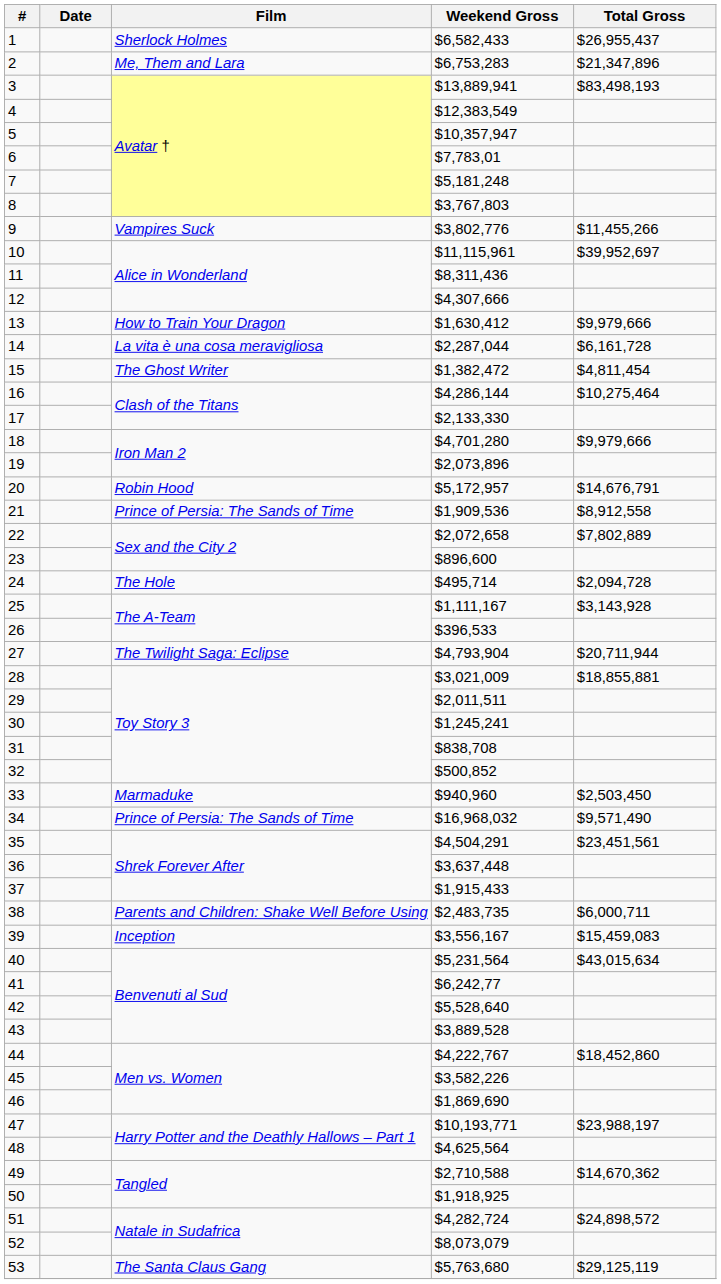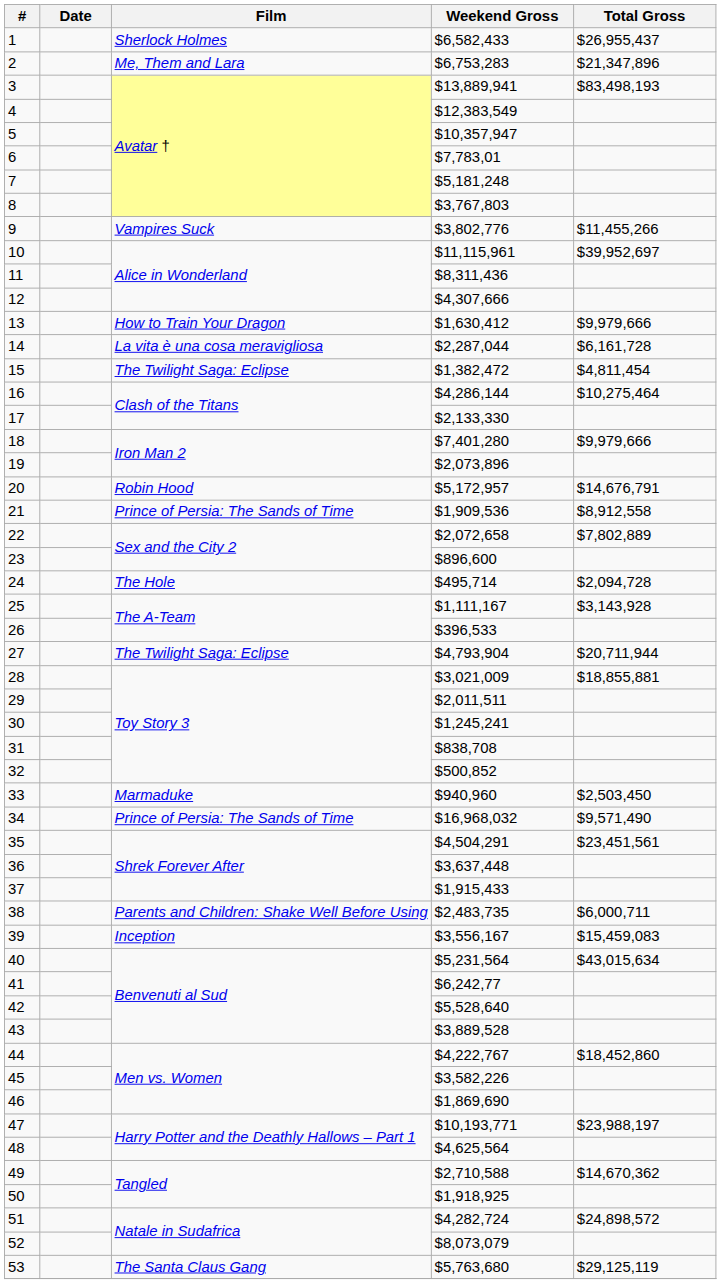(171, 370) The Ghost Writer -> (202, 370) The Twilight Saga: Eclipse
(472, 441) $4,701,280 -> (472, 441) $7,401,280
